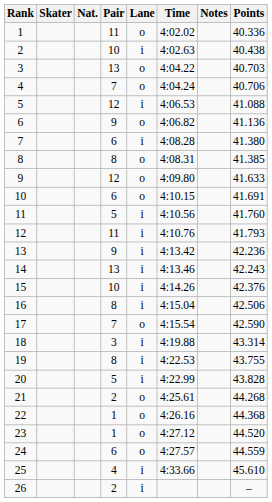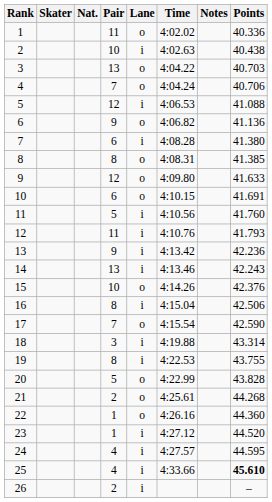(142, 287) i -> (142, 287) o
(142, 379) i -> (142, 379) o
(249, 415) 44.368 -> (249, 415) 44.360
(142, 433) o -> (142, 433) i
(114, 452) 6 -> (114, 452) 4
(142, 452) o -> (142, 452) i
(249, 452) 44.559 -> (249, 452) 44.595
(249, 470) normal -> (249, 470) bold
